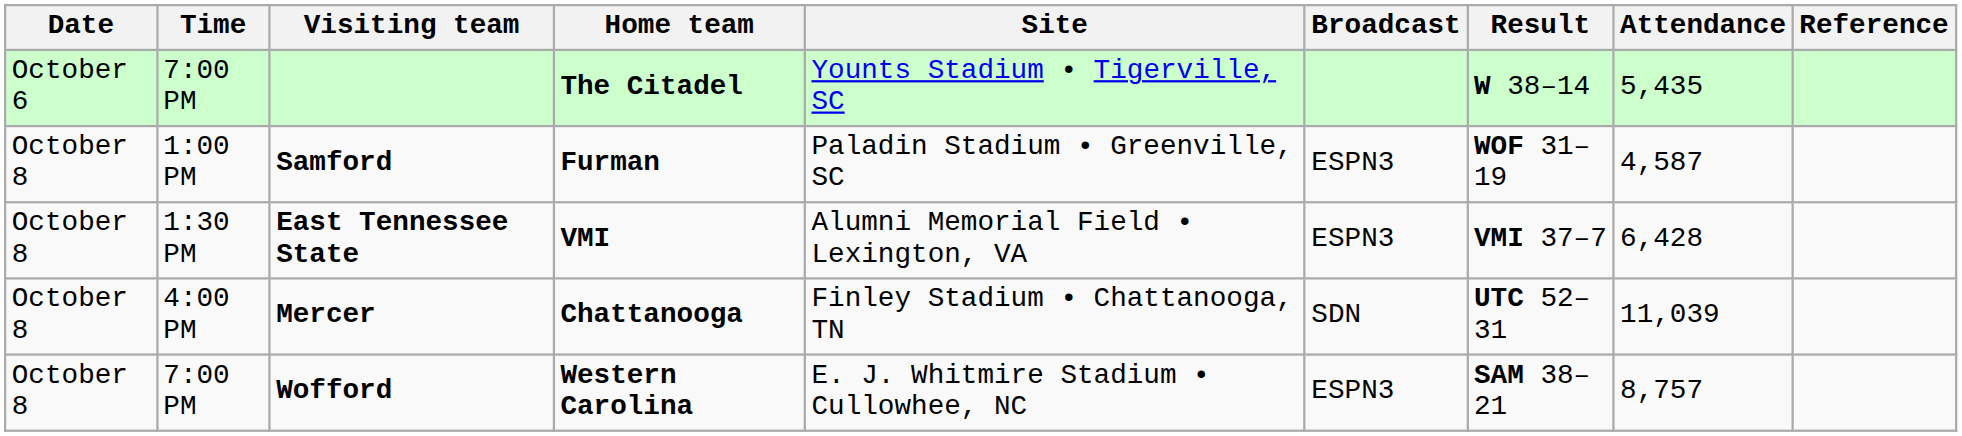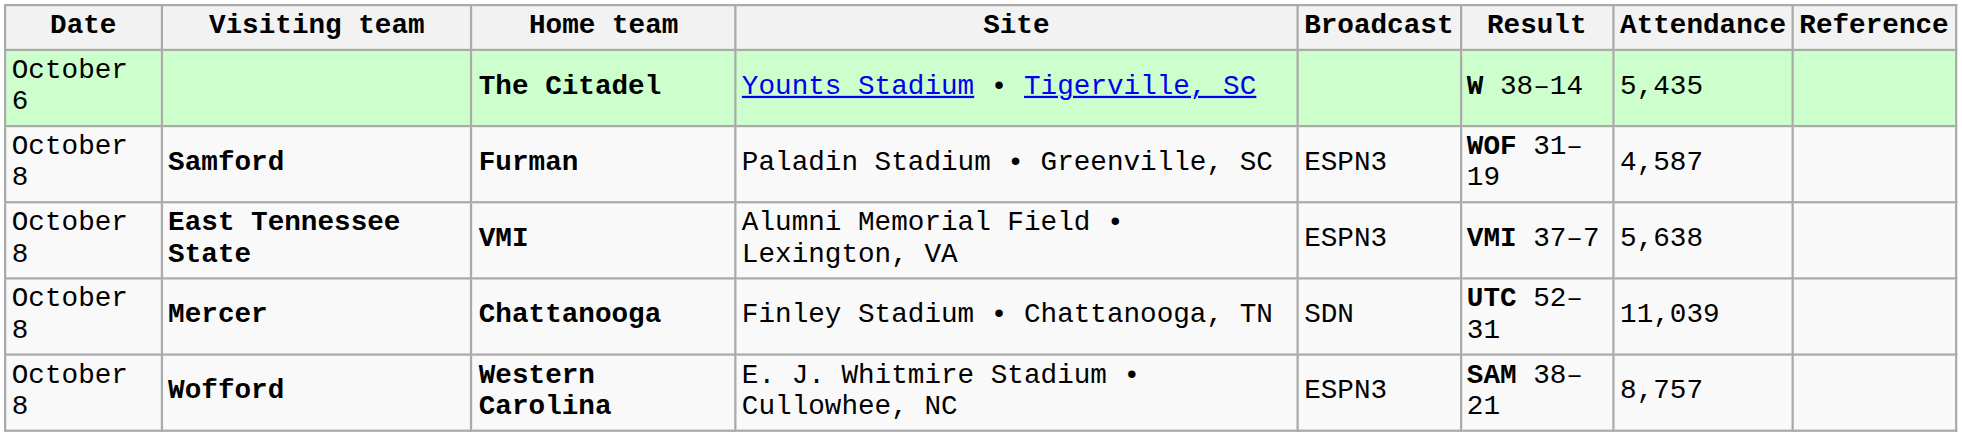- column: (213, 28)
(1662, 240) 6,428 -> (1662, 240) 5,638
